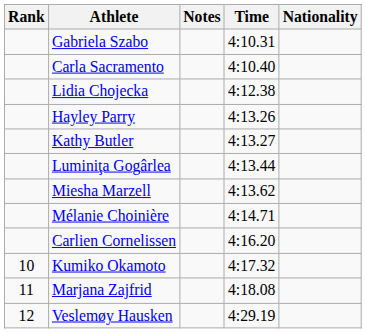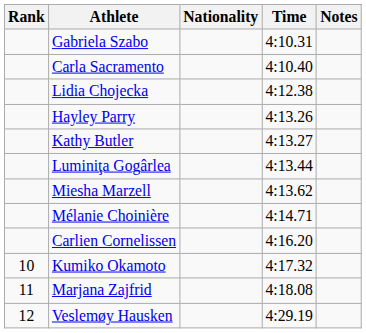columns swapped: (320, 16) <-> (202, 16)
